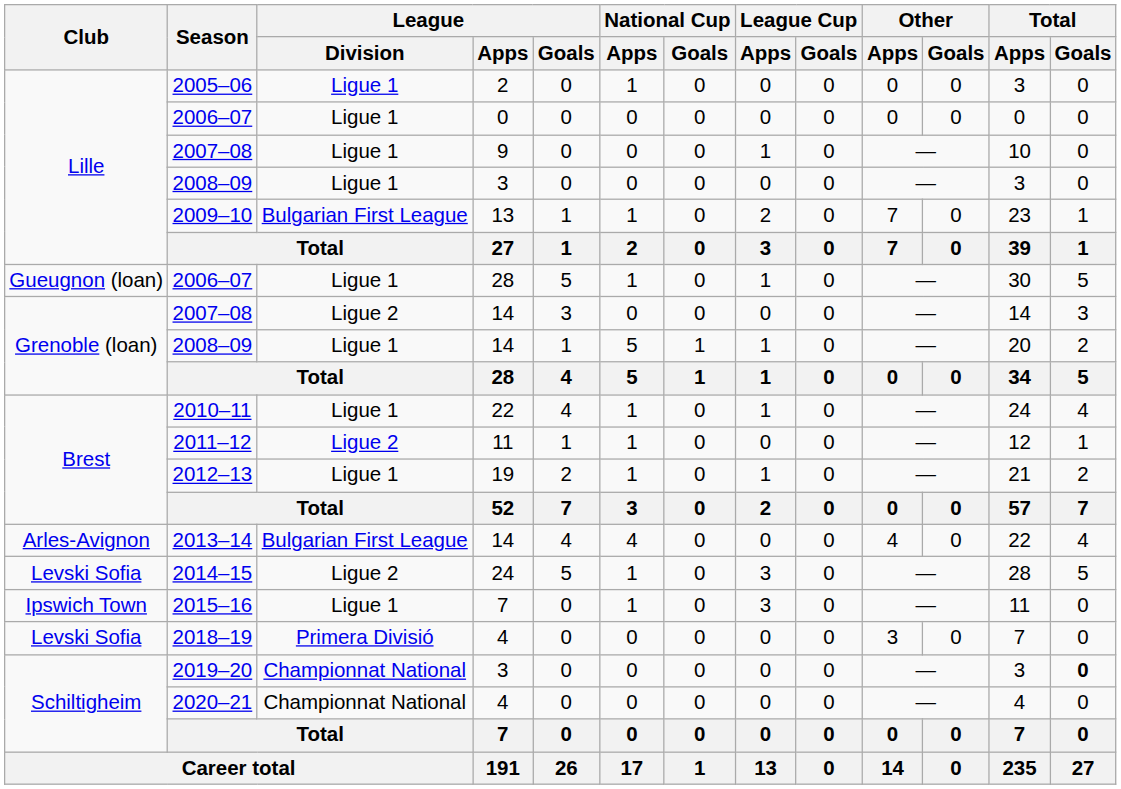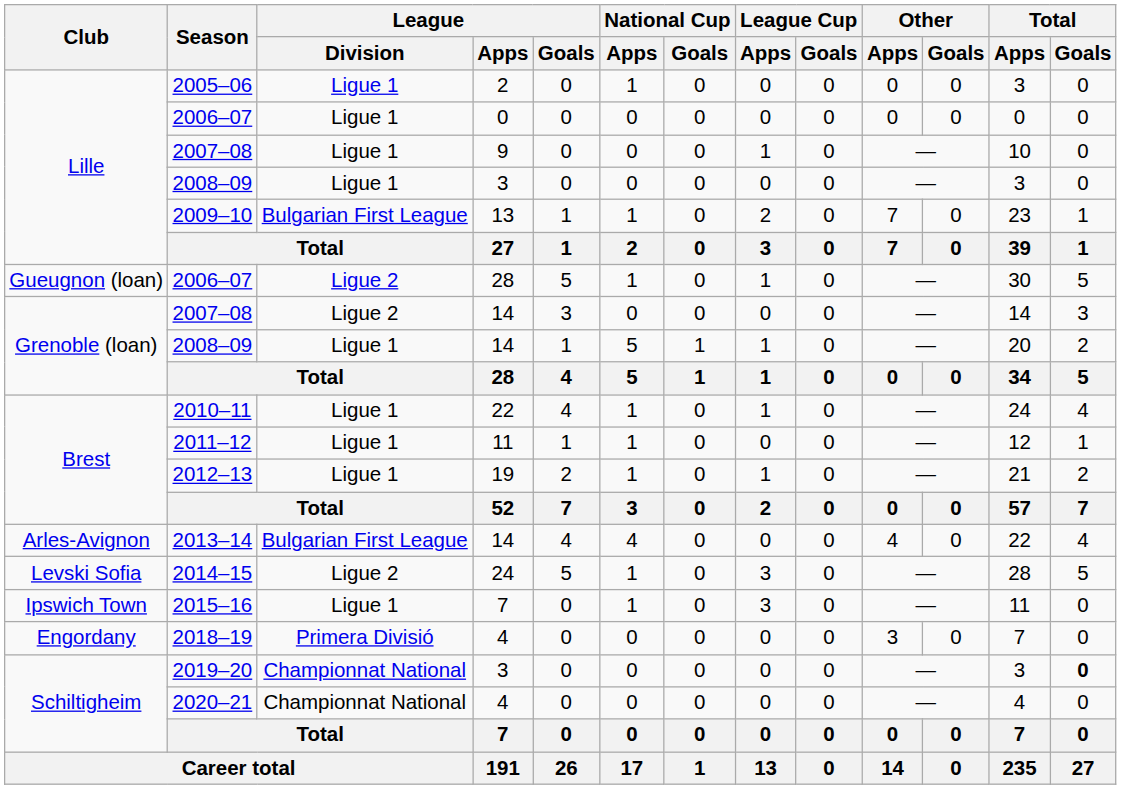(365, 280) Ligue 1 -> (365, 280) Ligue 2
(365, 442) Ligue 2 -> (365, 442) Ligue 1
(86, 637) Levski Sofia -> (86, 637) Engordany
